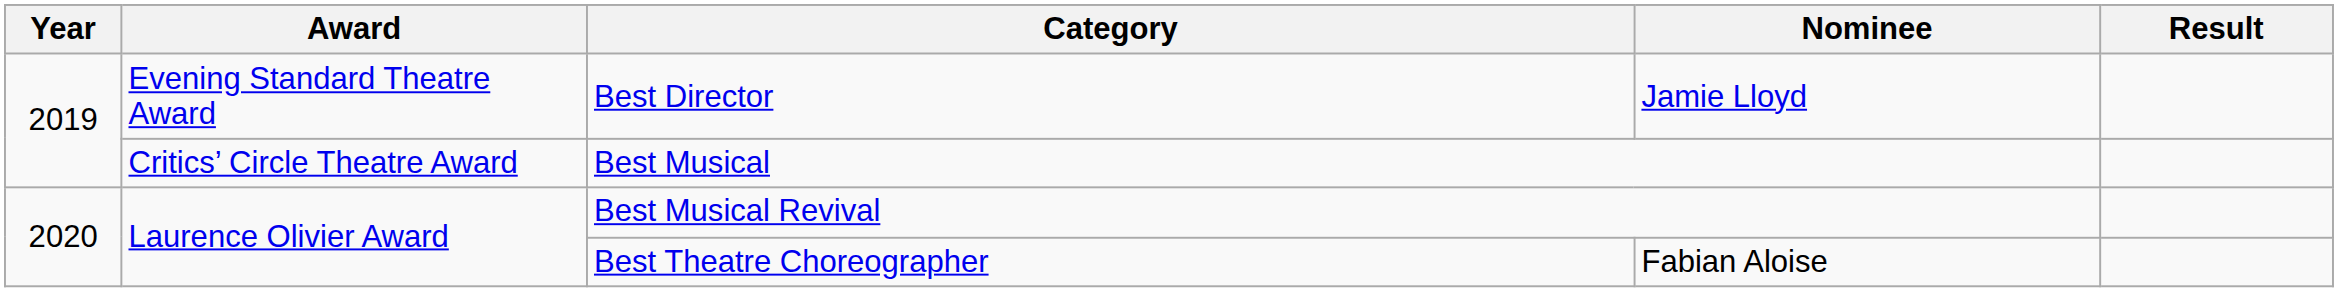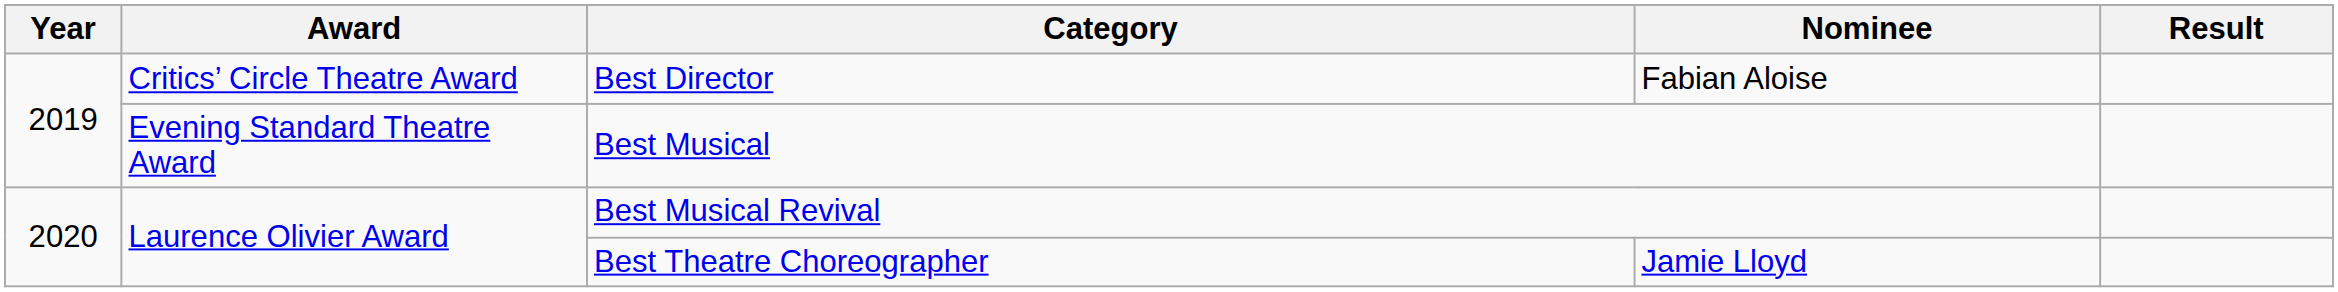(309, 95) Evening Standard Theatre Award -> (323, 78) Critics’ Circle Theatre Award
(1724, 95) Jamie Lloyd -> (1735, 78) Fabian Aloise
(323, 162) Critics’ Circle Theatre Award -> (309, 145) Evening Standard Theatre Award
(1735, 260) Fabian Aloise -> (1724, 260) Jamie Lloyd
